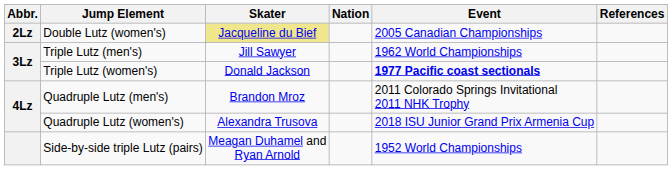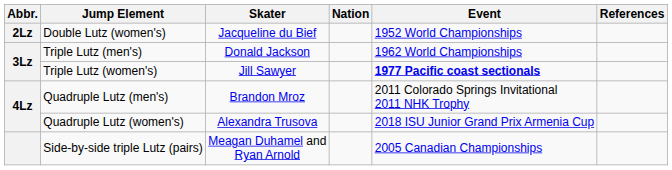(267, 33) khaki background -> (267, 33) no background
(458, 33) 2005 Canadian Championships -> (448, 33) 1952 World Championships
(267, 52) Jill Sawyer -> (267, 52) Donald Jackson
(267, 71) Donald Jackson -> (267, 71) Jill Sawyer
(448, 148) 1952 World Championships -> (458, 148) 2005 Canadian Championships
